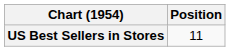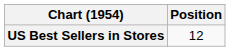(196, 35) 11 -> (196, 35) 12
